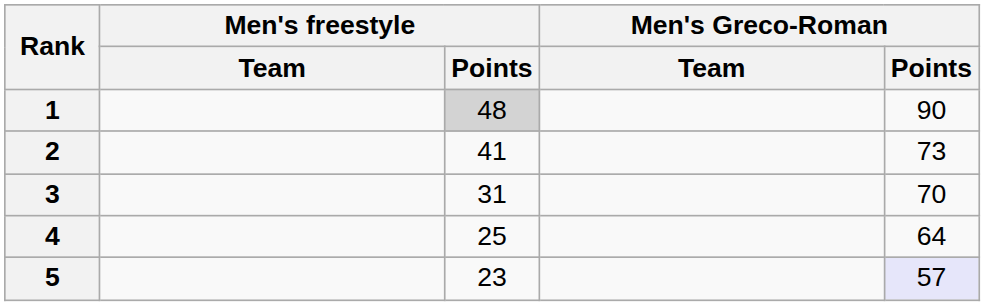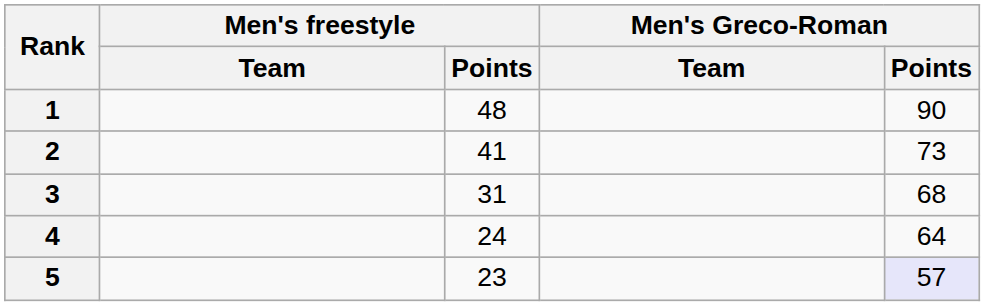(492, 109) lightgrey background -> (492, 109) no background
(931, 194) 70 -> (931, 194) 68
(492, 236) 25 -> (492, 236) 24
